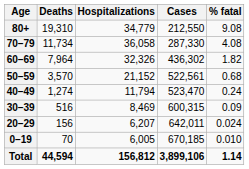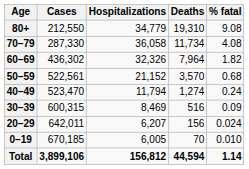columns swapped: (182, 12) <-> (56, 12)
